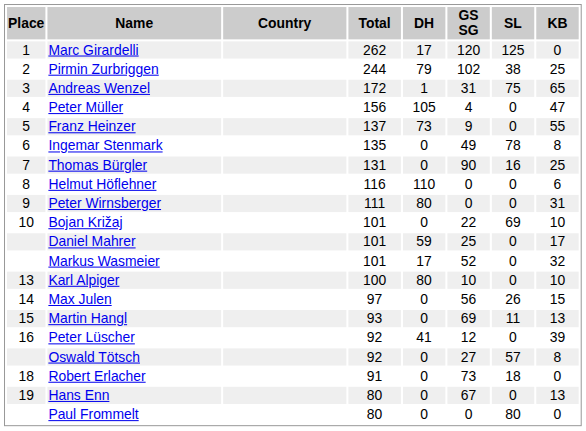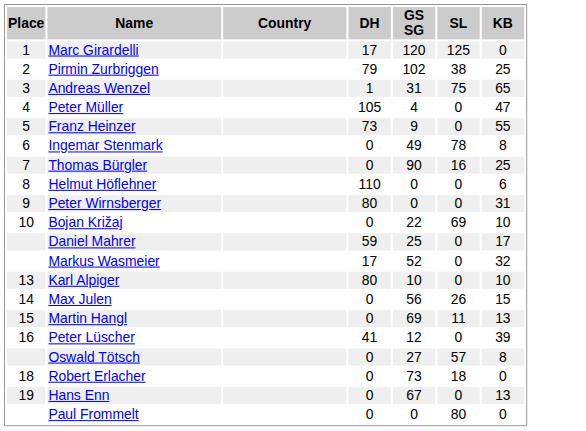- column: (375, 23)
